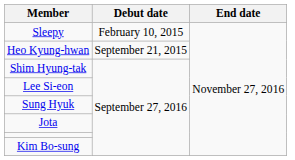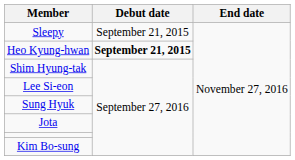(141, 31) February 10, 2015 -> (143, 31) September 21, 2015
(141, 50) normal -> (143, 50) bold
